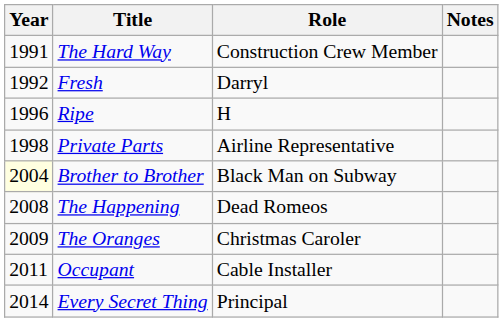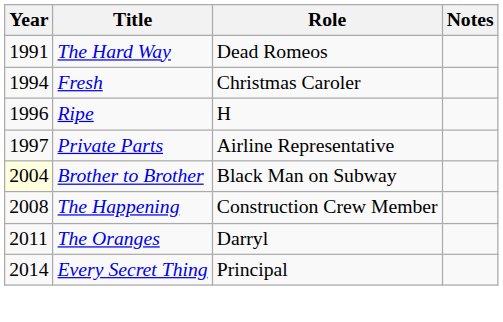(327, 51) Construction Crew Member -> (272, 51) Dead Romeos
(29, 82) 1992 -> (29, 82) 1994
(242, 82) Darryl -> (289, 82) Christmas Caroler
(29, 144) 1998 -> (29, 144) 1997
(272, 207) Dead Romeos -> (327, 207) Construction Crew Member
(29, 238) 2009 -> (28, 238) 2011
(289, 238) Christmas Caroler -> (242, 238) Darryl
- row: (96, 269)
